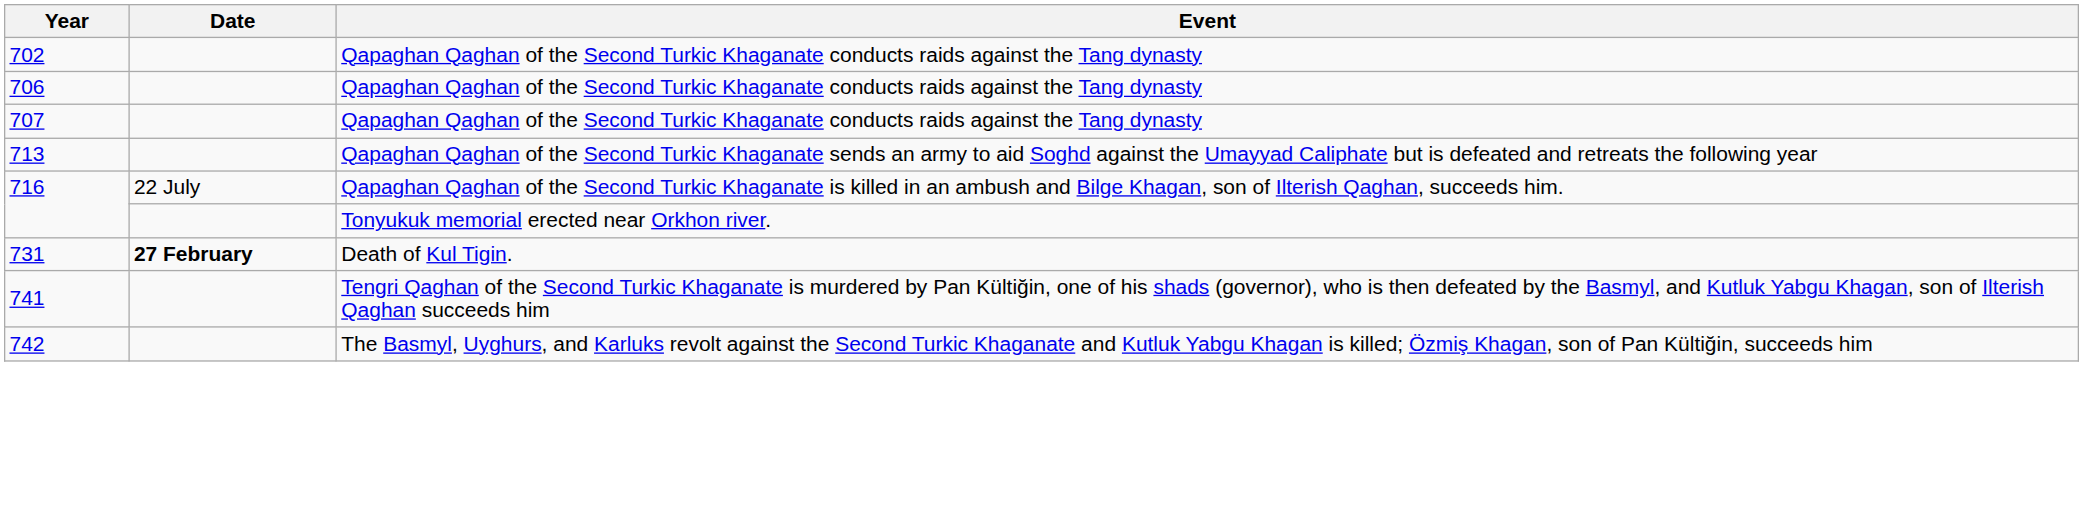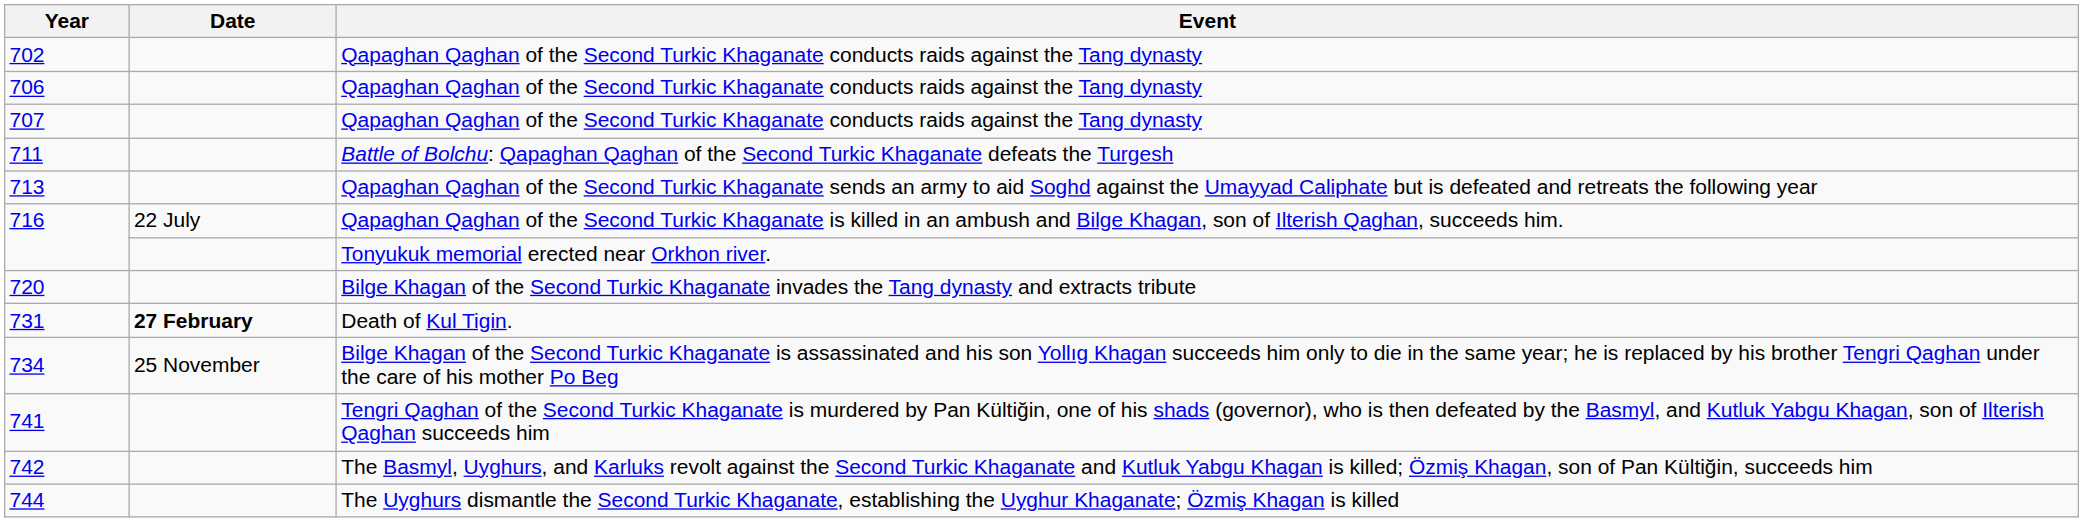+ row: (26, 154)
+ row: (27, 287)
+ row: (27, 365)
+ row: (27, 500)
